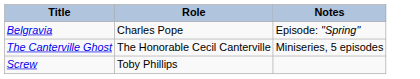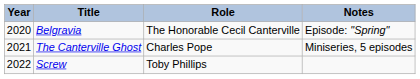+ column: (19, 13)
(150, 30) Charles Pope -> (223, 30) The Honorable Cecil Canterville
(194, 47) The Honorable Cecil Canterville -> (179, 47) Charles Pope
